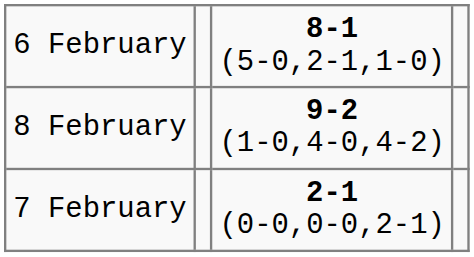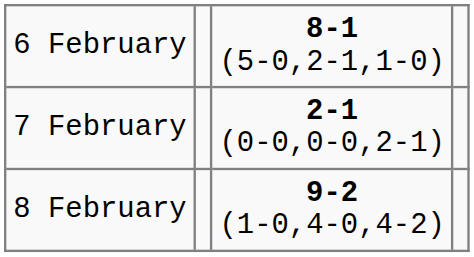rows swapped: (100, 210) <-> (100, 128)
